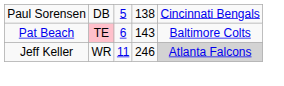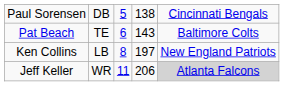(101, 33) pink background -> (101, 33) no background
+ row: (47, 52)
(145, 52) 246 -> (145, 71) 206
